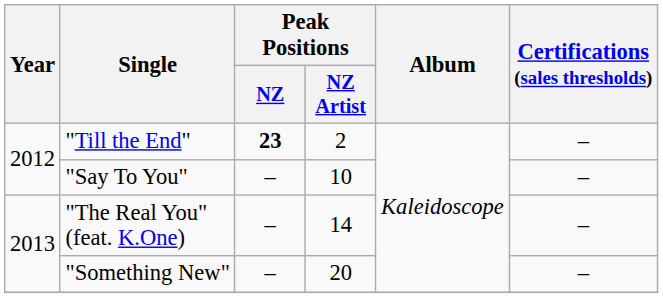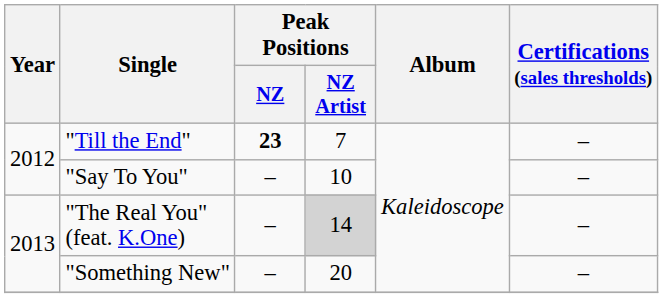(341, 141) 2 -> (341, 141) 7
(341, 225) no background -> (341, 225) lightgrey background
